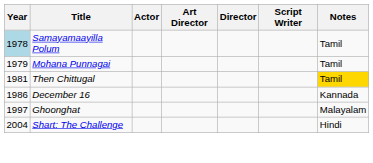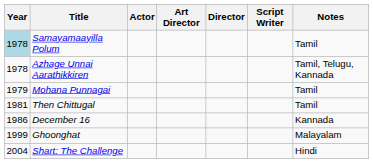+ row: (62, 69)
(331, 79) gold background -> (306, 105) no background
(17, 109) 1997 -> (17, 135) 1999
